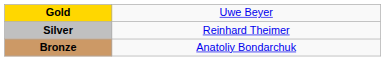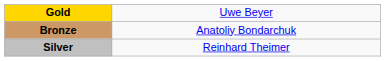rows swapped: (58, 30) <-> (58, 47)
